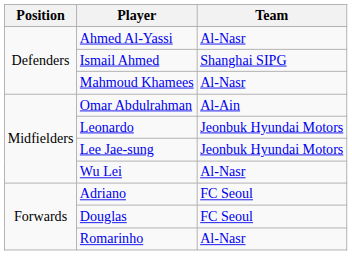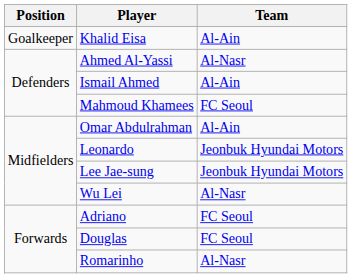+ row: (113, 37)
(243, 60) Shanghai SIPG -> (220, 82) Al-Ain
(223, 82) Al-Nasr -> (227, 104) FC Seoul
